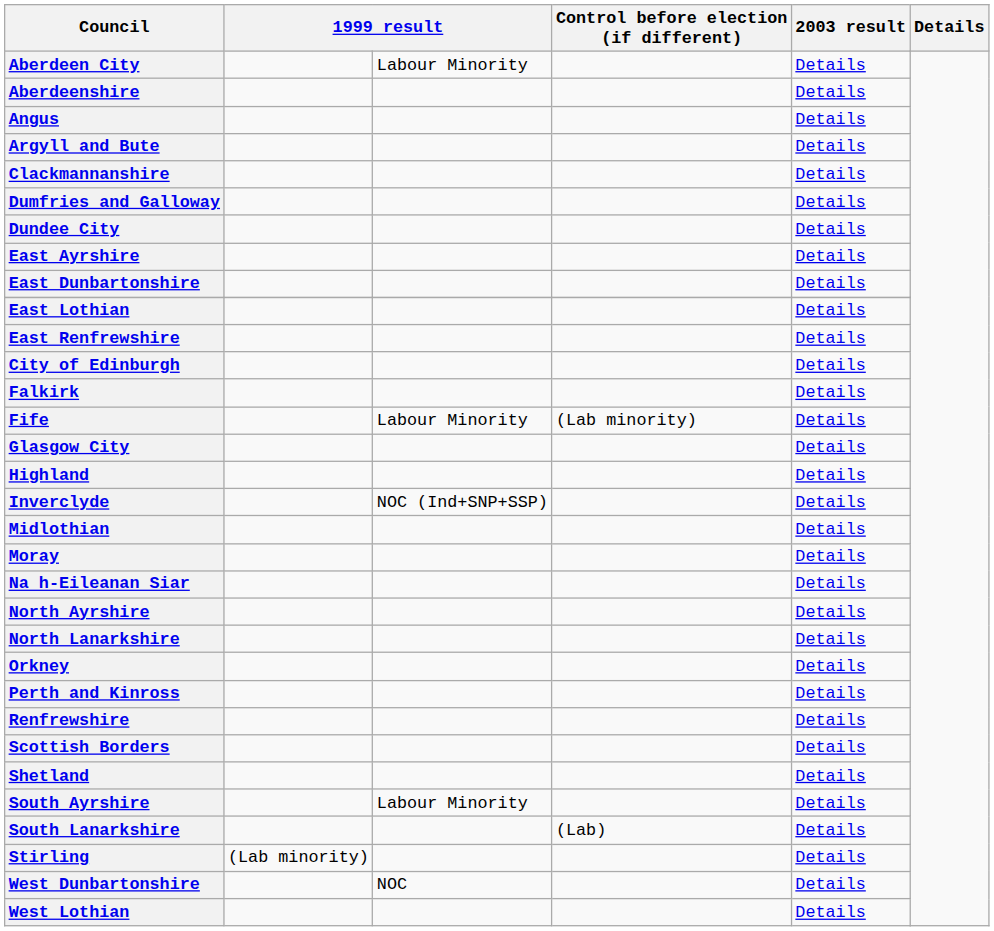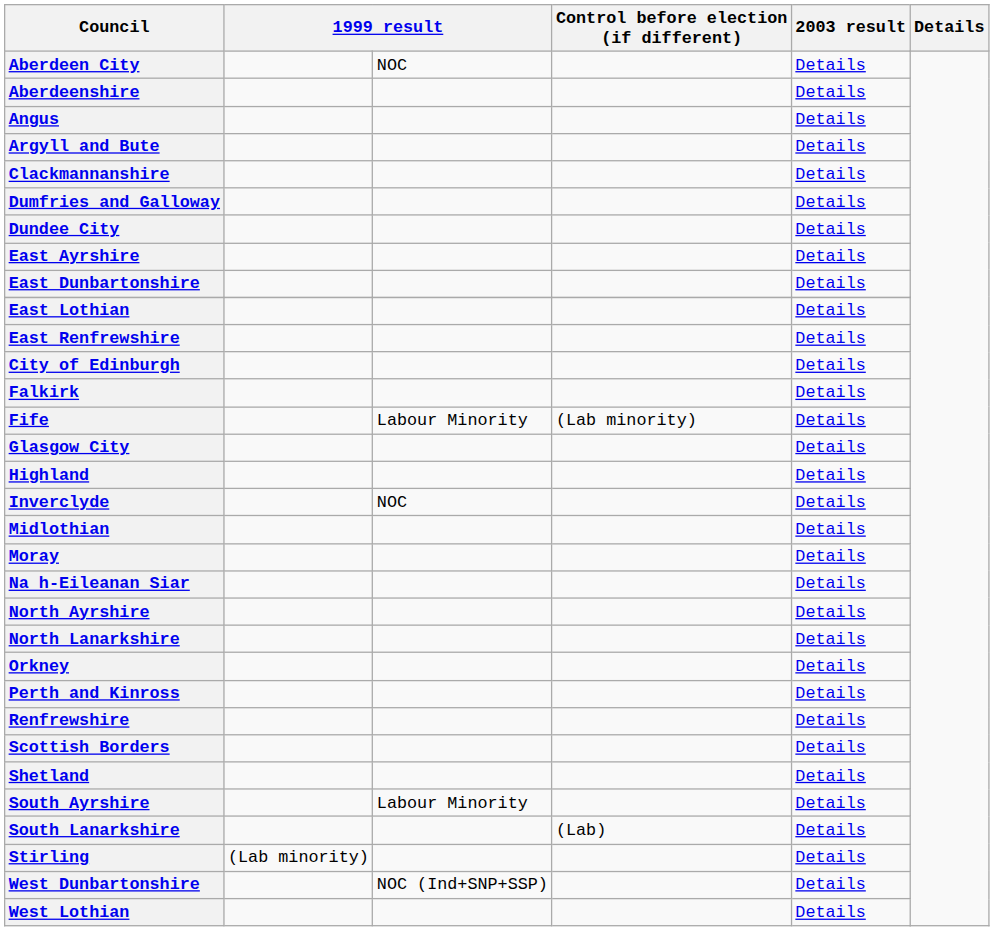(452, 65) Labour Minority -> (392, 65) NOC
(462, 502) NOC (Ind+SNP+SSP) -> (392, 502) NOC
(392, 885) NOC -> (462, 885) NOC (Ind+SNP+SSP)
